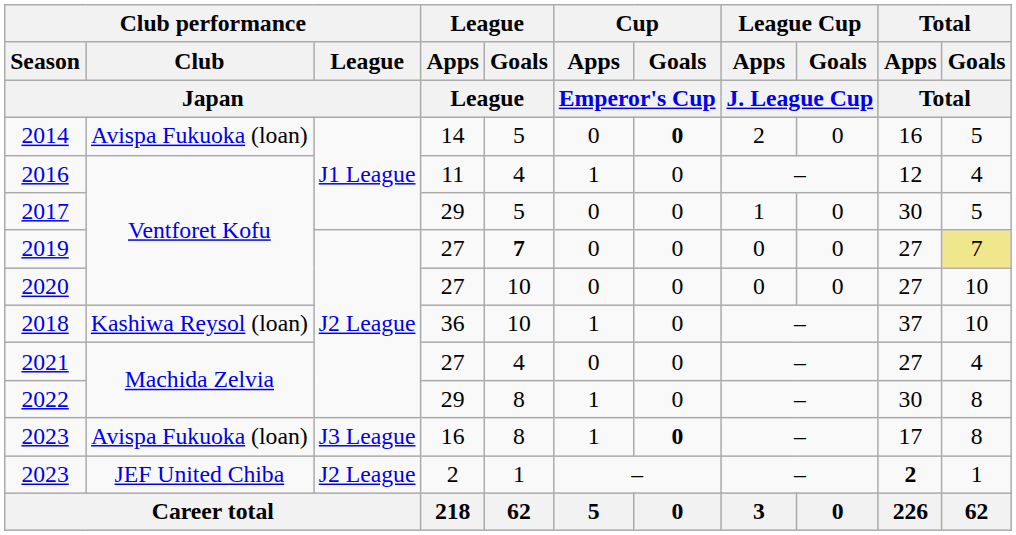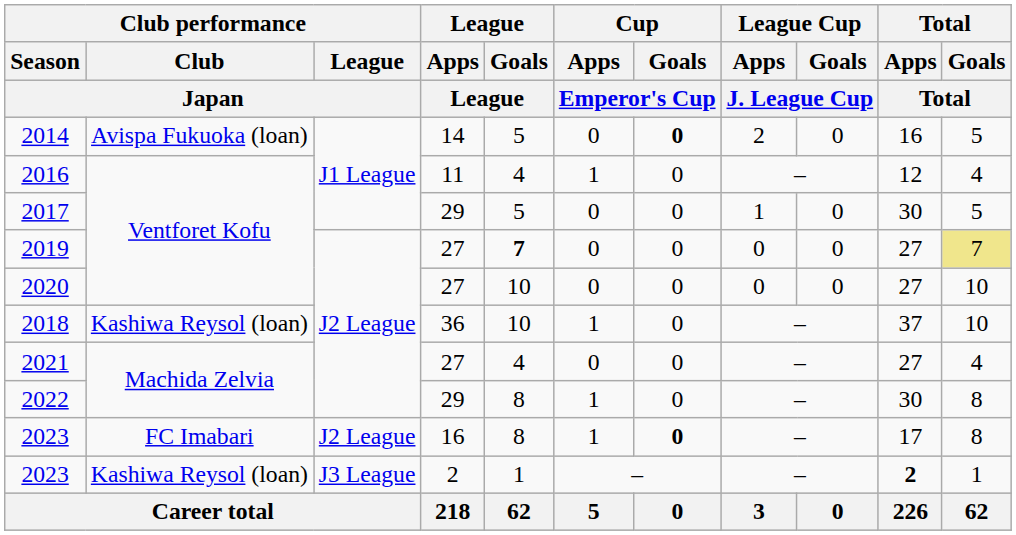(199, 436) Avispa Fukuoka (loan) -> (199, 436) FC Imabari
(367, 436) J3 League -> (367, 436) J2 League
(199, 473) JEF United Chiba -> (199, 473) Kashiwa Reysol (loan)
(367, 473) J2 League -> (367, 473) J3 League
